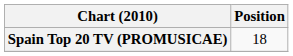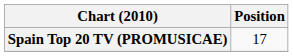(260, 39) 18 -> (260, 39) 17
